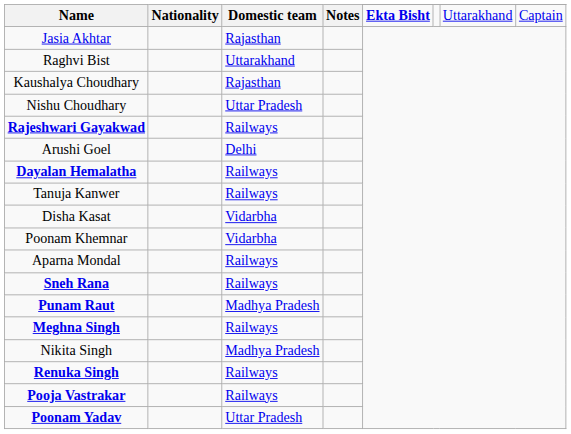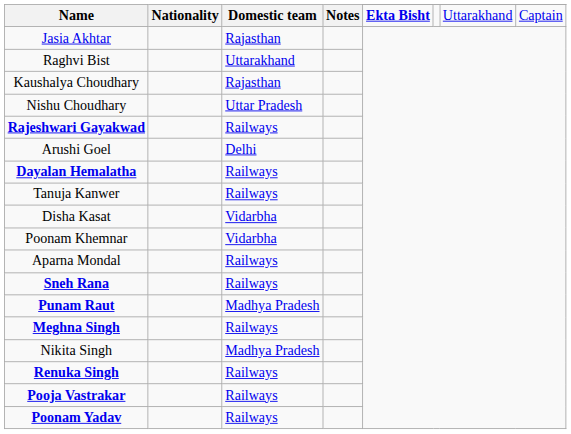(264, 417) Uttar Pradesh -> (251, 417) Railways
